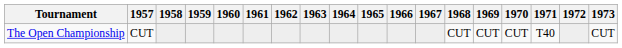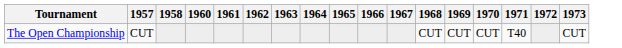- column: (199, 14)
